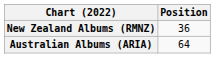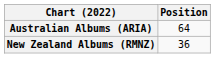rows swapped: (81, 45) <-> (81, 29)
